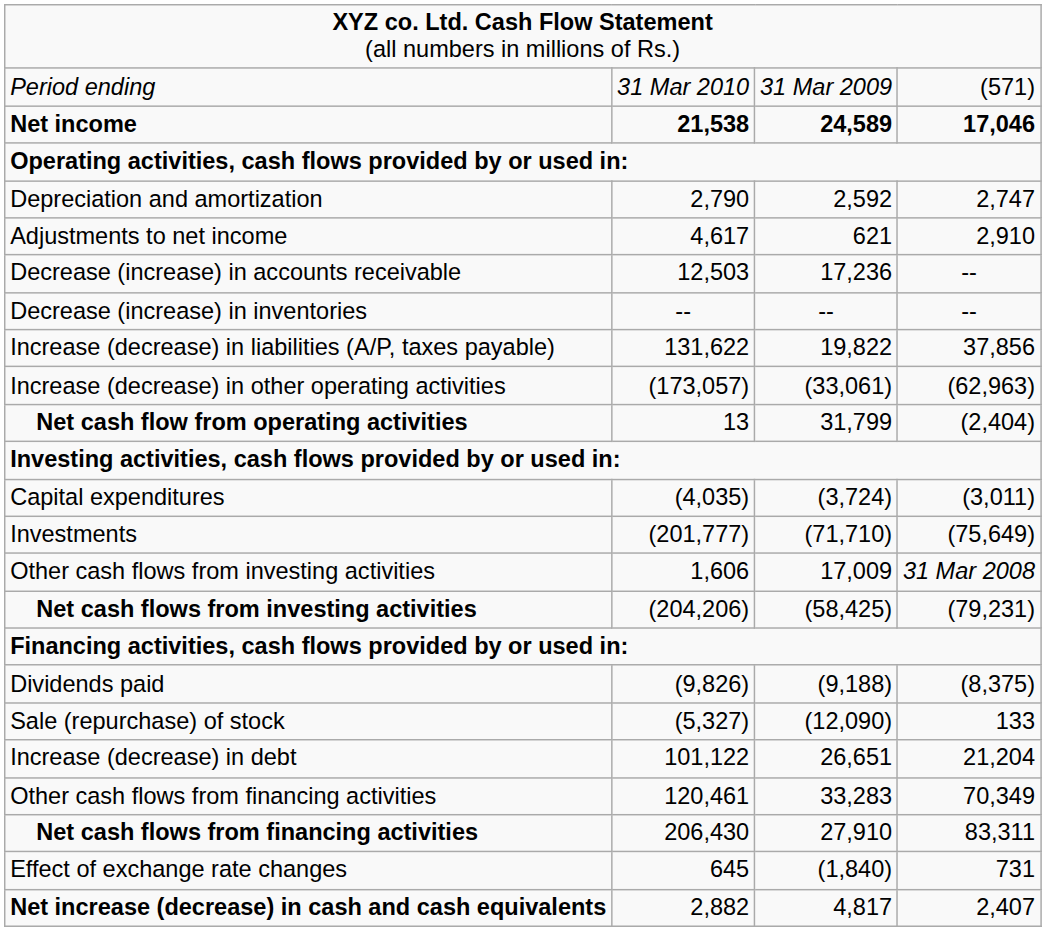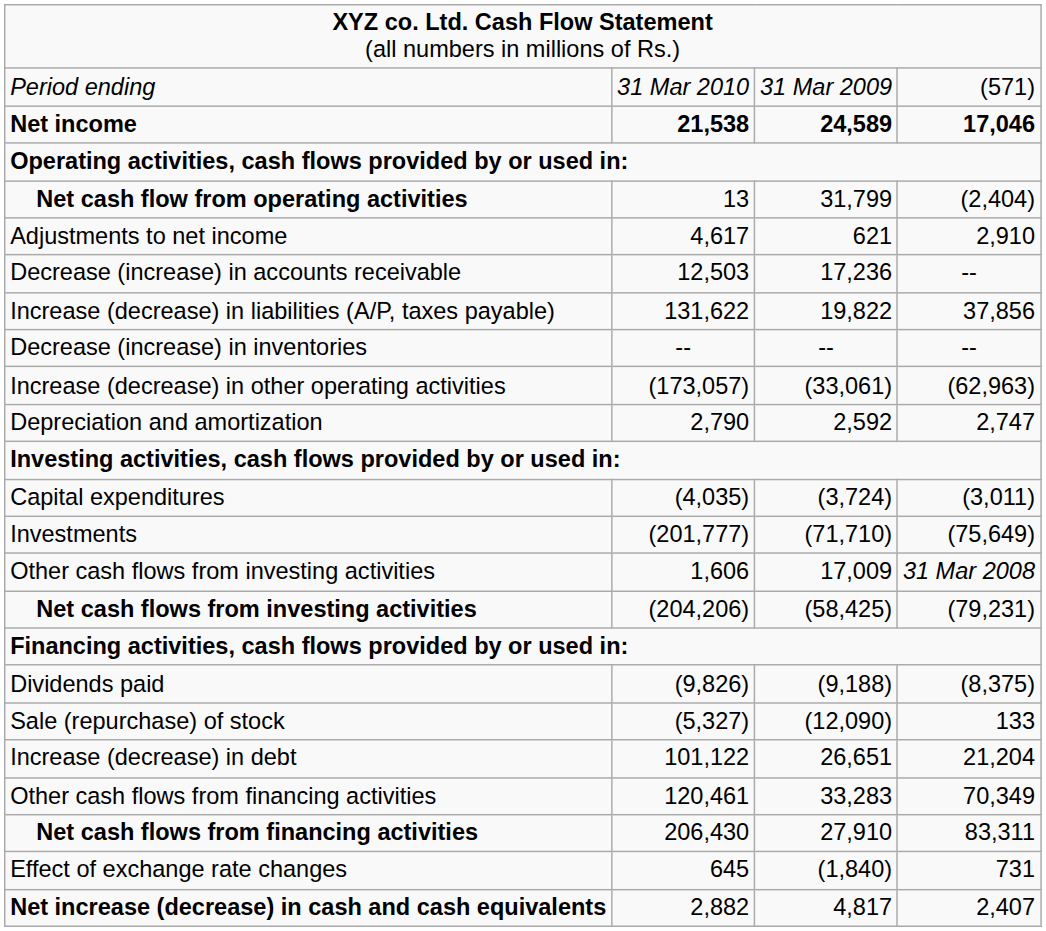rows swapped: (166, 198) <-> (239, 422)
rows swapped: (283, 348) <-> (189, 310)
